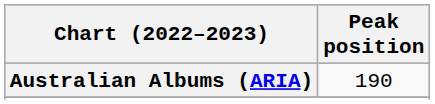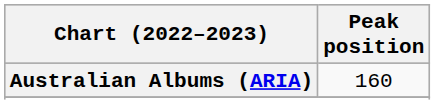(374, 81) 190 -> (374, 81) 160
